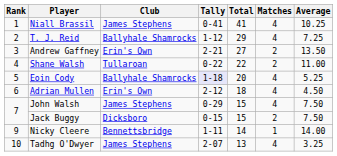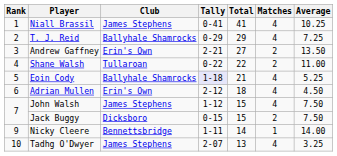(213, 38) 1-12 -> (213, 38) 0-29
(241, 78) 20 -> (241, 78) 21
(213, 104) 0-29 -> (213, 104) 1-12
